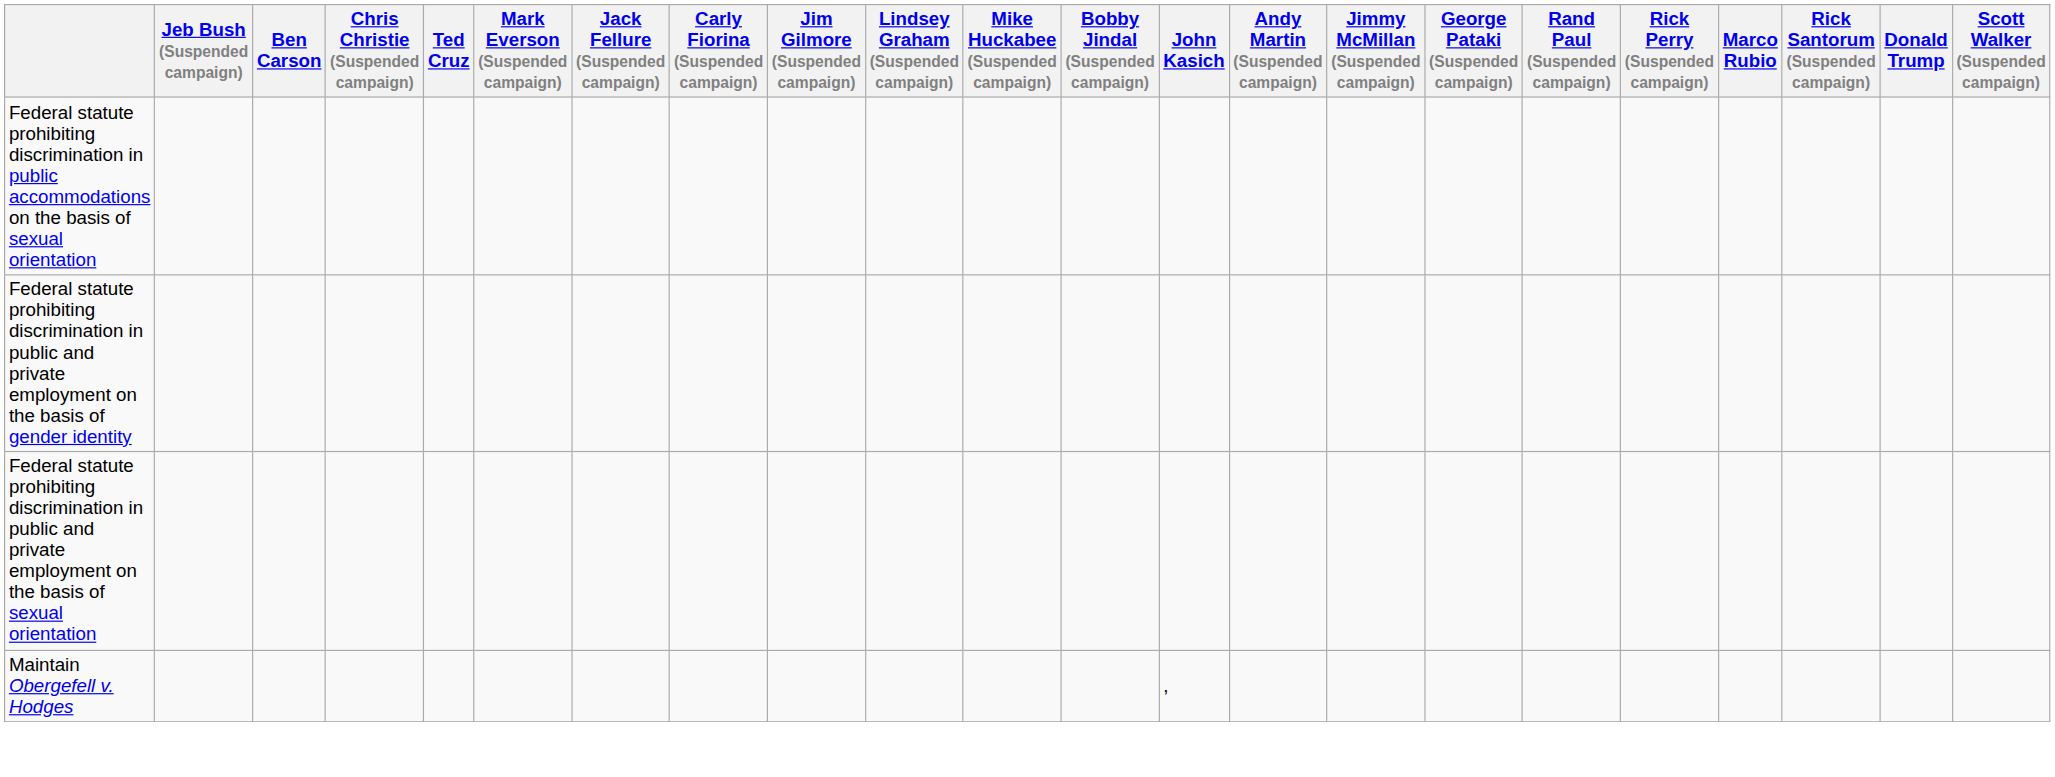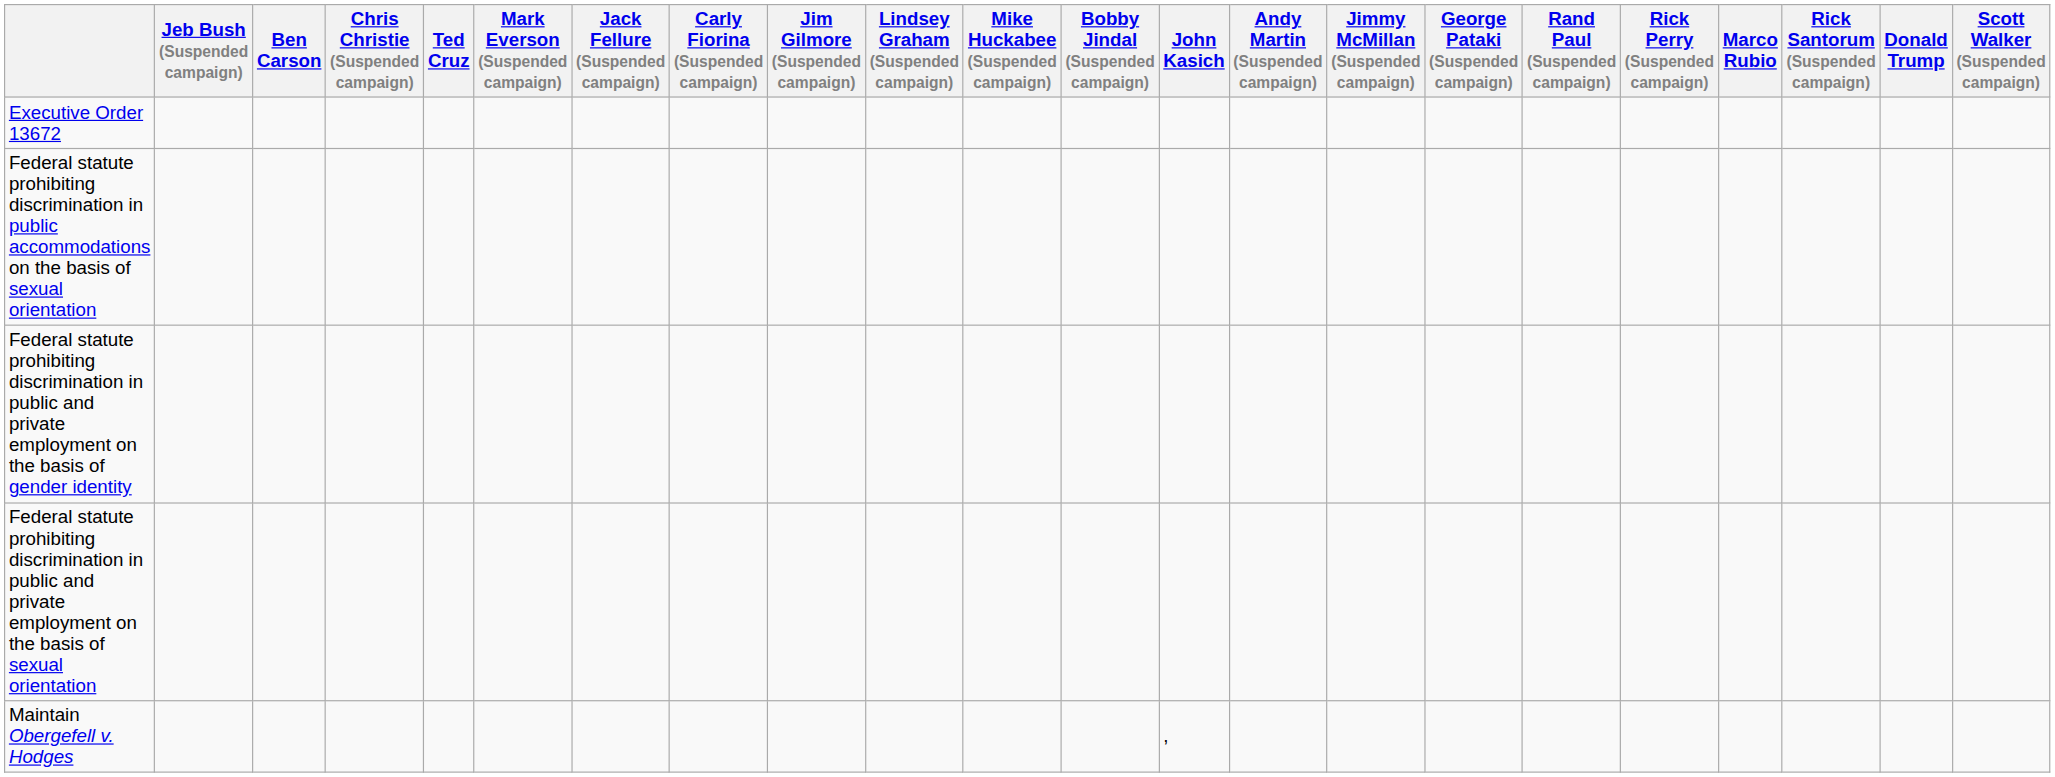+ row: (76, 122)
